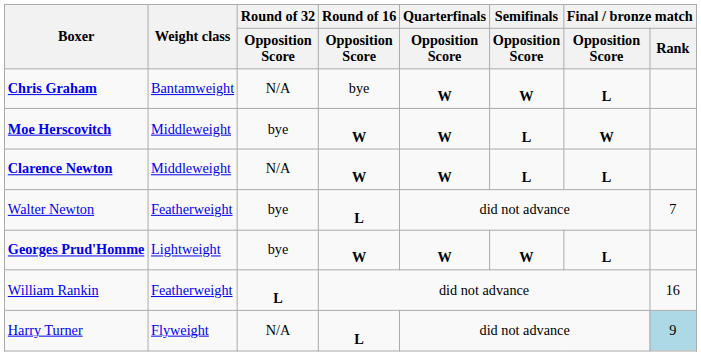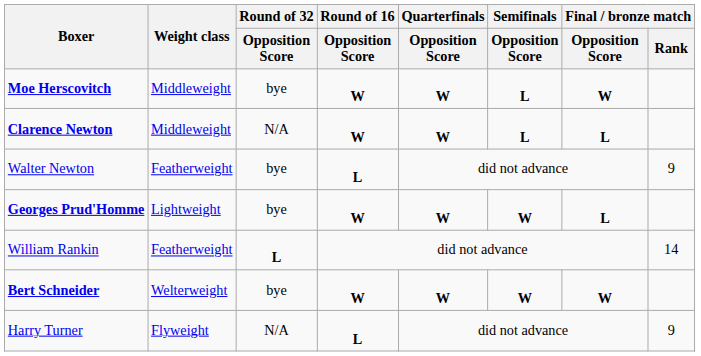- row: (52, 88)
(673, 209) 7 -> (671, 169) 9
(673, 290) 16 -> (671, 250) 14
+ row: (54, 290)
(673, 330) lightblue background -> (671, 330) no background
